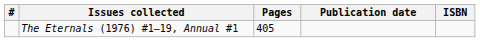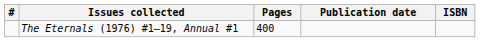(265, 29) 405 -> (265, 29) 400
